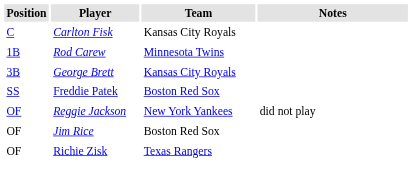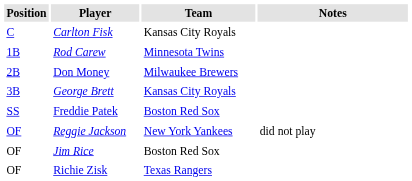+ row: (81, 72)
